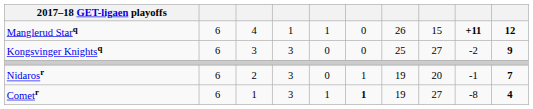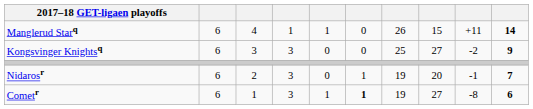(473, 31) bold -> (473, 31) normal
(510, 31) 12 -> (510, 31) 14
(510, 94) 4 -> (510, 94) 6
